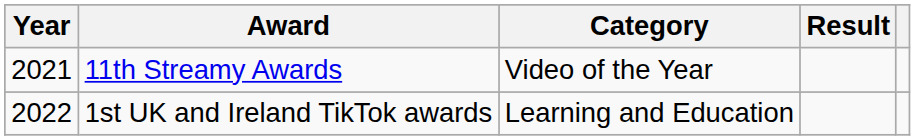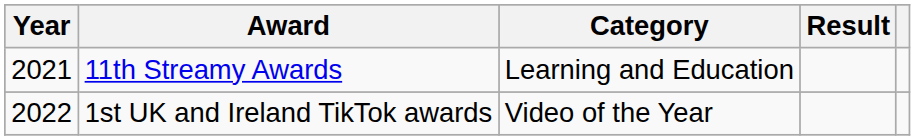(609, 69) Video of the Year -> (649, 69) Learning and Education
(649, 112) Learning and Education -> (609, 112) Video of the Year
